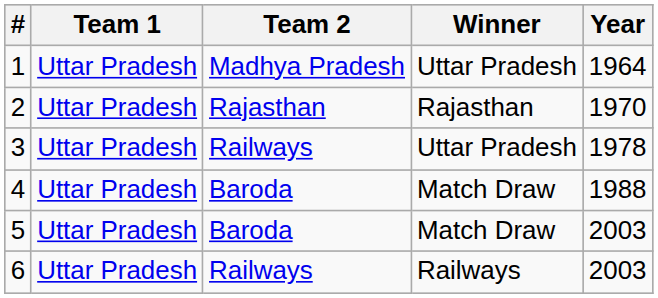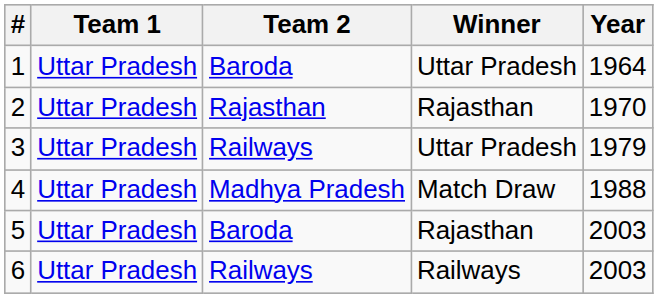(307, 66) Madhya Pradesh -> (251, 66) Baroda
(618, 148) 1978 -> (618, 148) 1979
(251, 189) Baroda -> (307, 189) Madhya Pradesh
(486, 230) Match Draw -> (475, 230) Rajasthan
